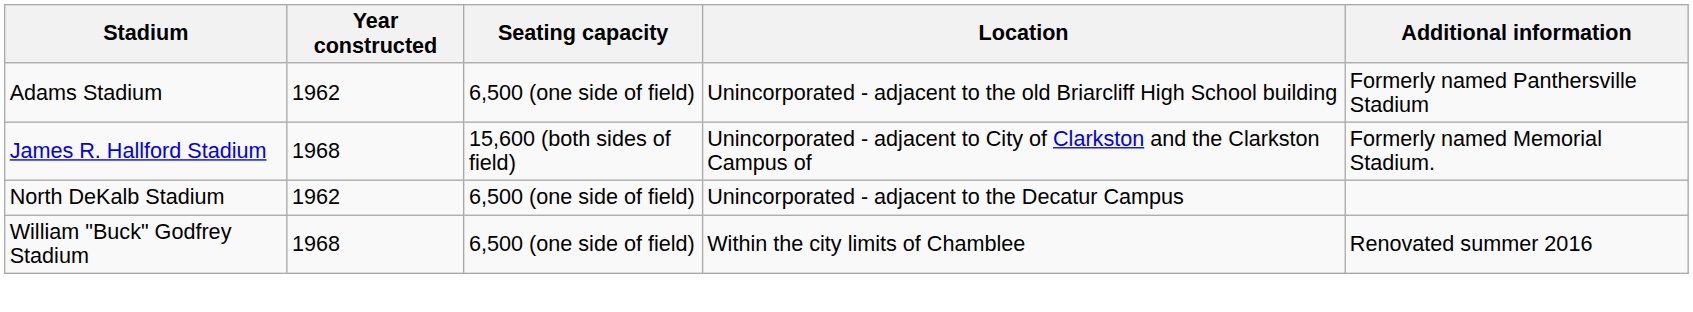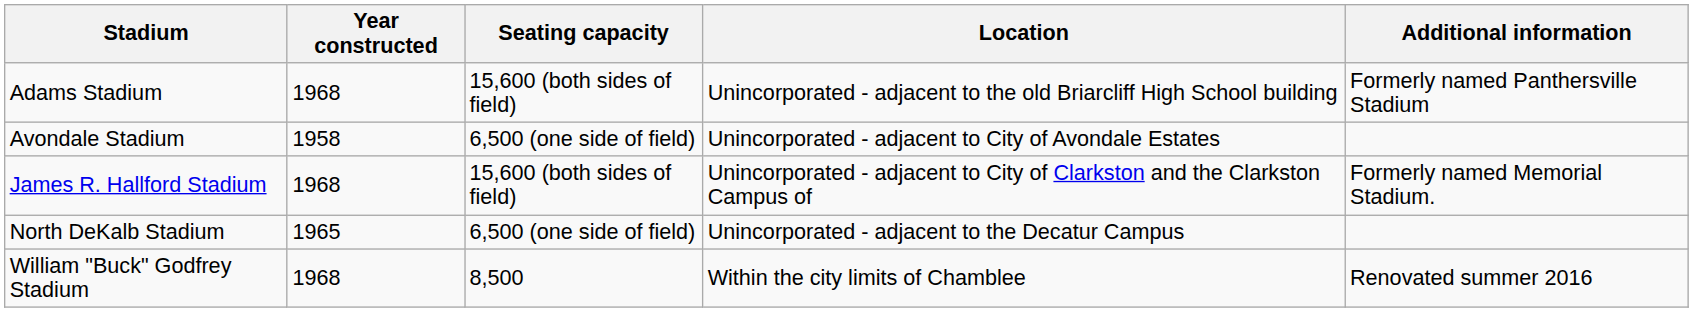(316, 92) 1962 -> (316, 92) 1968
(582, 92) 6,500 (one side of field) -> (570, 92) 15,600 (both sides of field)
+ row: (97, 138)
(316, 197) 1962 -> (316, 231) 1965
(582, 243) 6,500 (one side of field) -> (497, 277) 8,500
